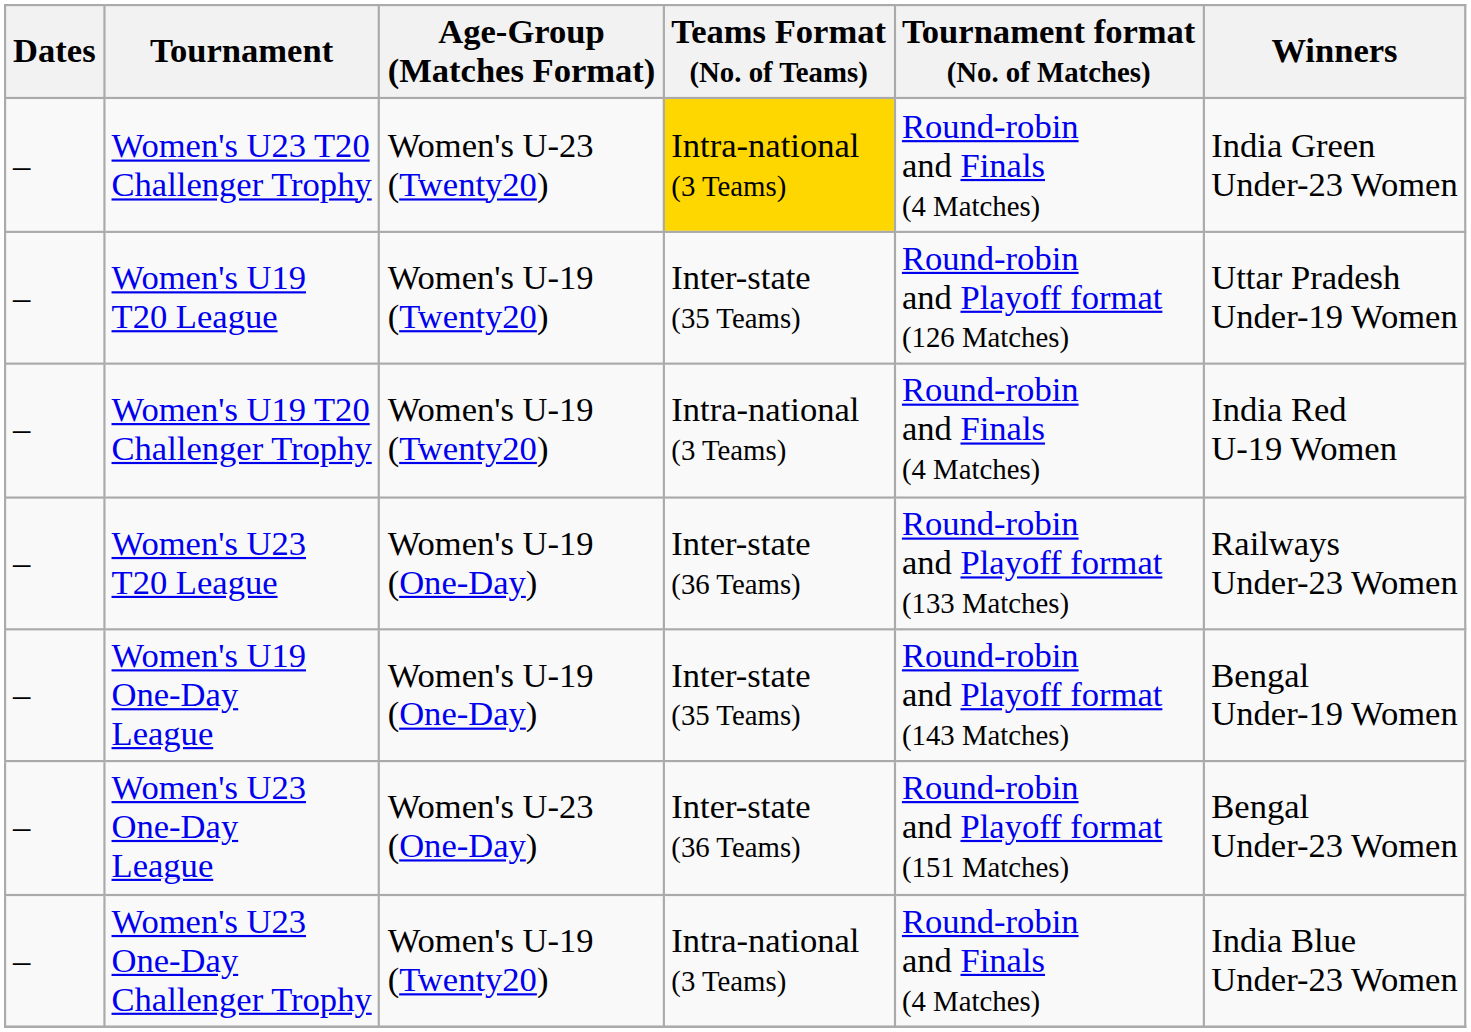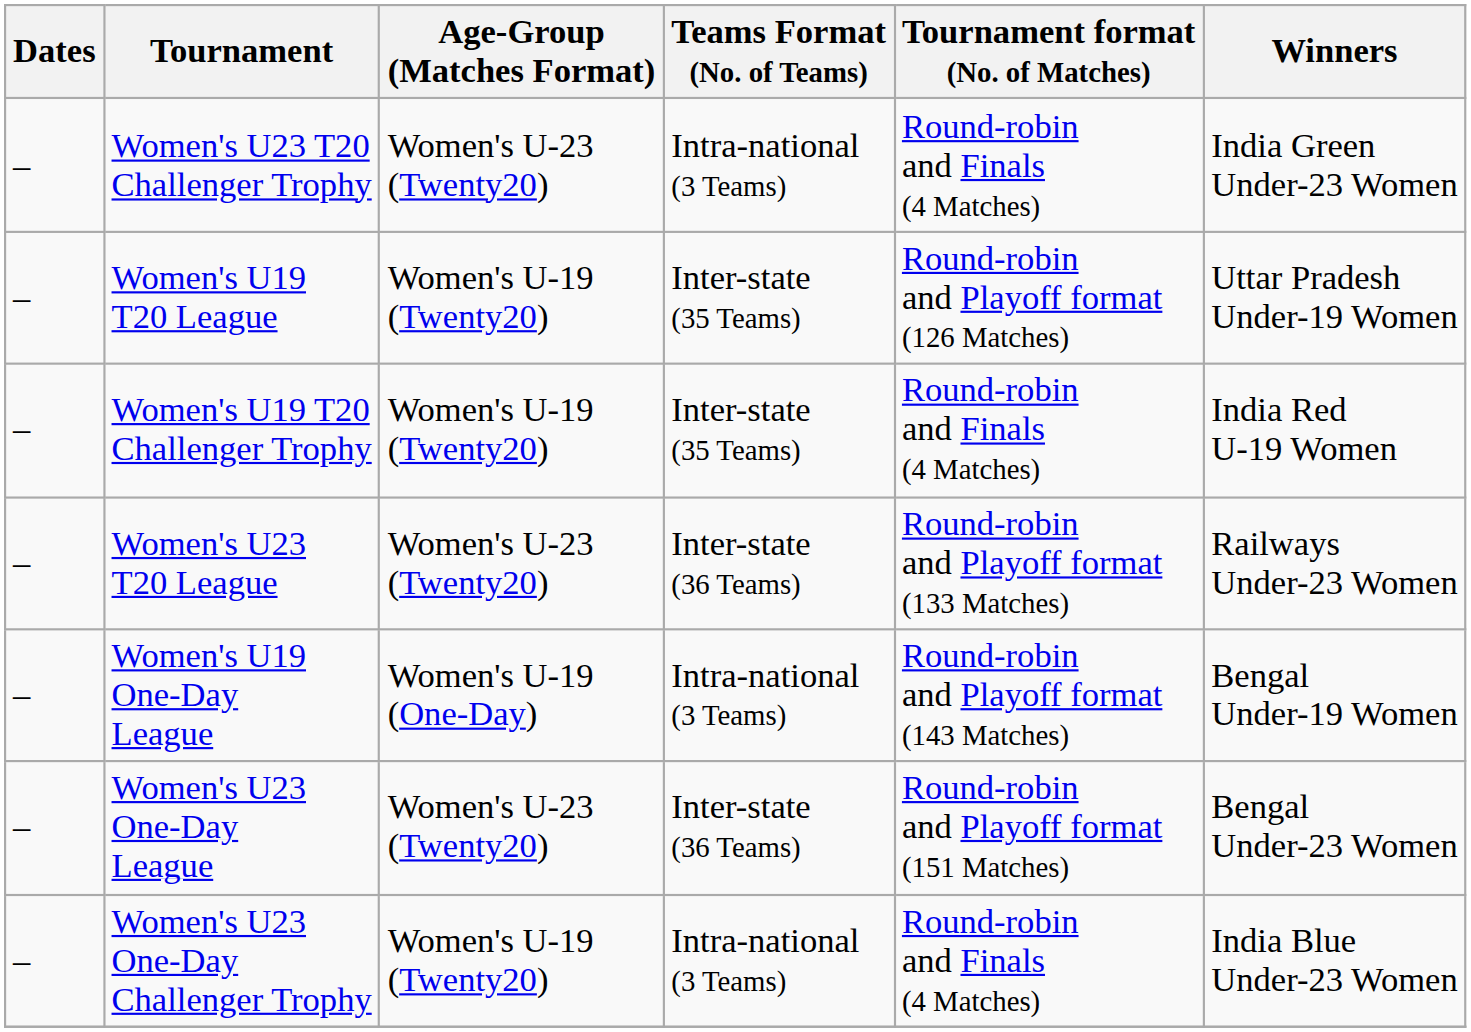(765, 164) gold background -> (765, 164) no background
(765, 429) Intra-national (3 Teams) -> (741, 429) Inter-state (35 Teams)
(491, 562) Women's U-19 (One-Day) -> (491, 562) Women's U-23 (Twenty20)
(741, 694) Inter-state (35 Teams) -> (765, 694) Intra-national (3 Teams)
(491, 827) Women's U-23 (One-Day) -> (491, 827) Women's U-23 (Twenty20)
